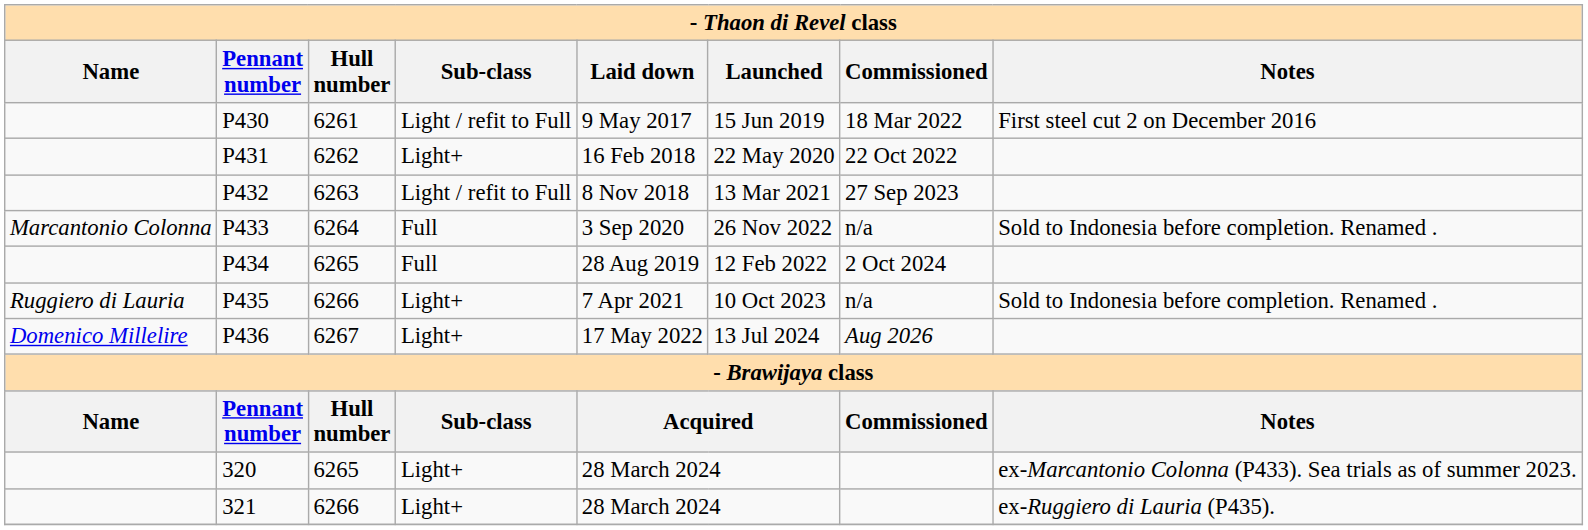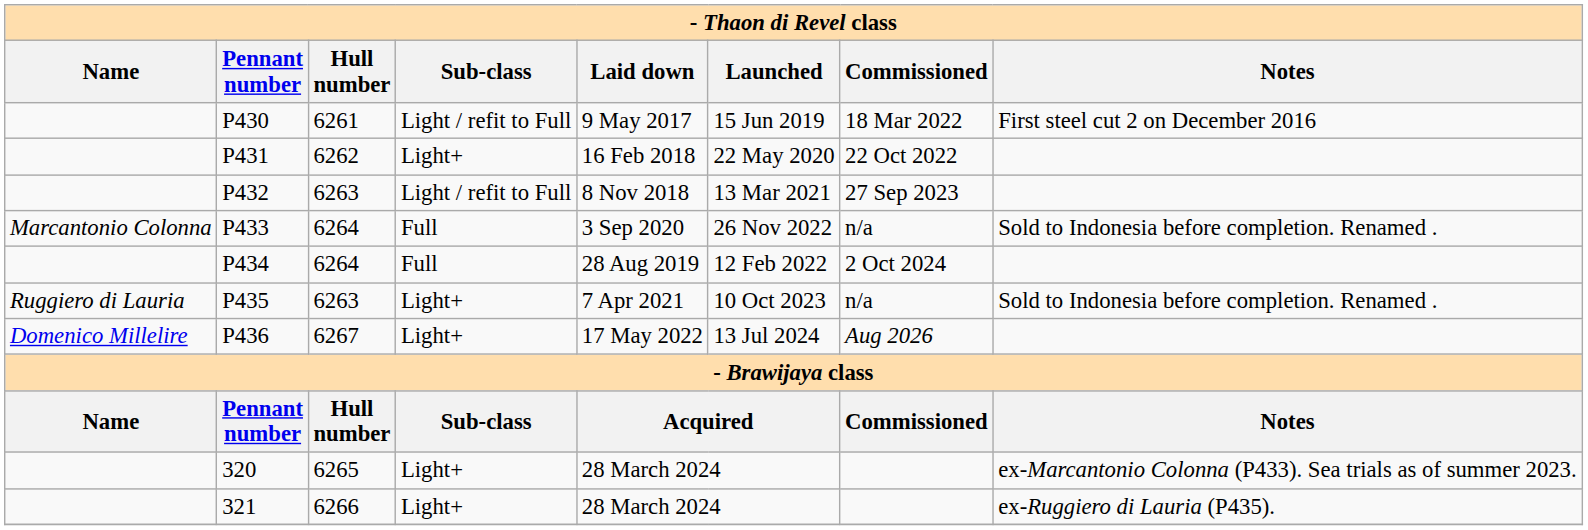(336, 264) 6265 -> (336, 264) 6264
(336, 300) 6266 -> (336, 300) 6263
